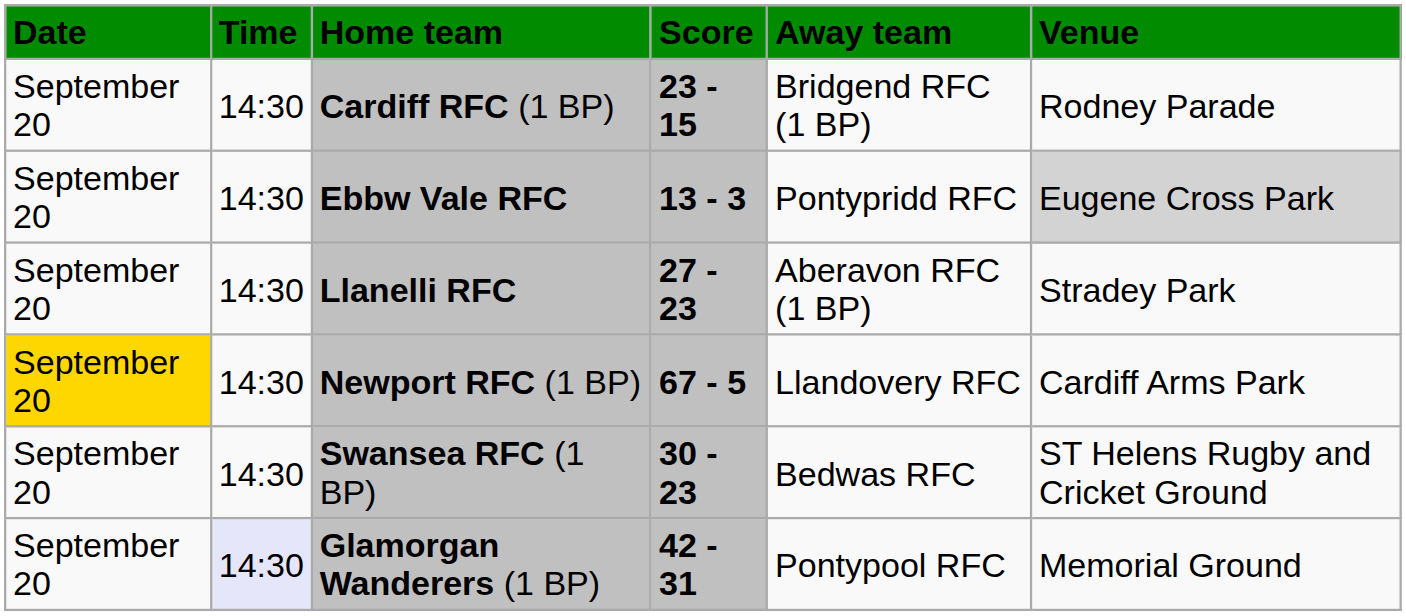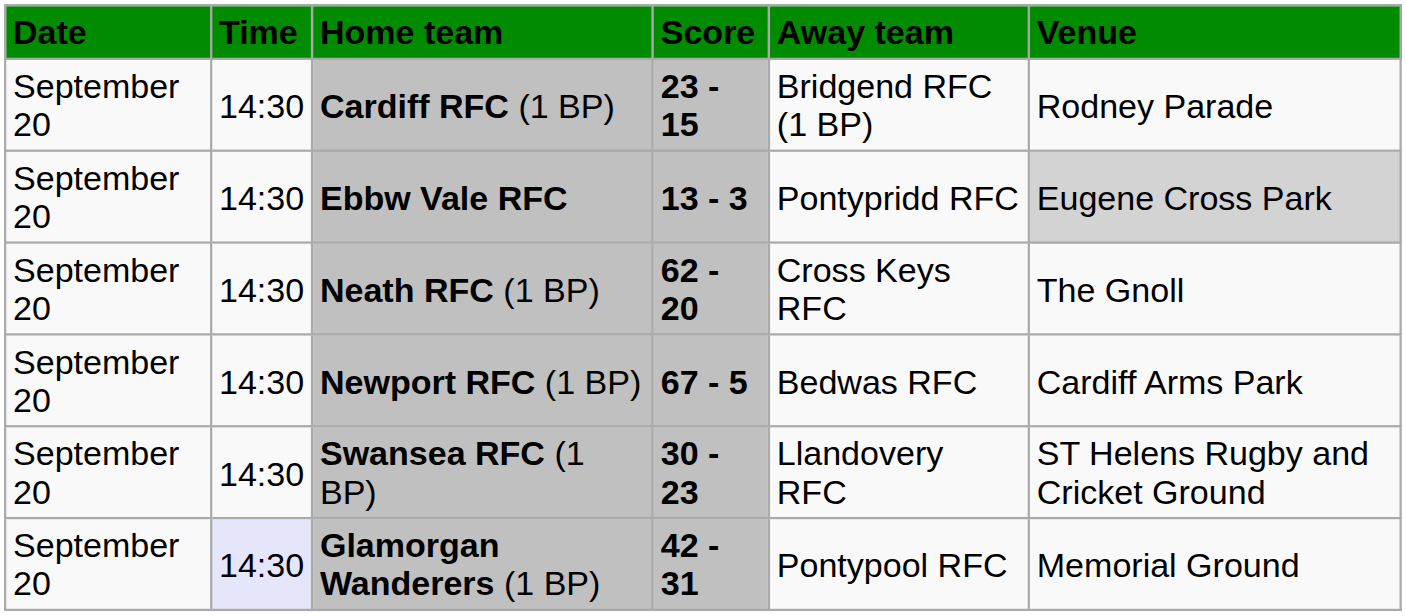- row: (418, 289)
+ row: (460, 289)
(96, 381) gold background -> (96, 381) no background
(898, 381) Llandovery RFC -> (877, 381) Bedwas RFC
(875, 473) Bedwas RFC -> (860, 473) Llandovery RFC
